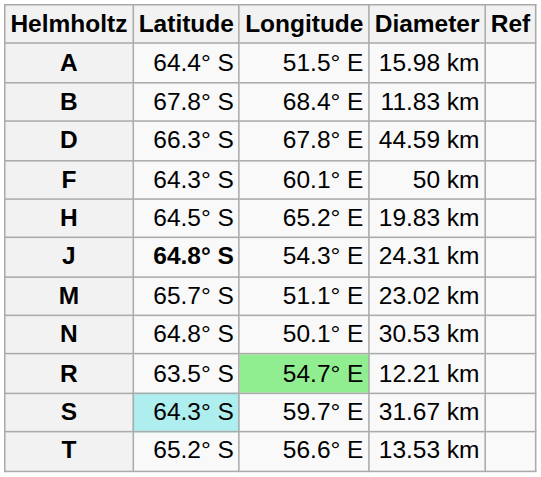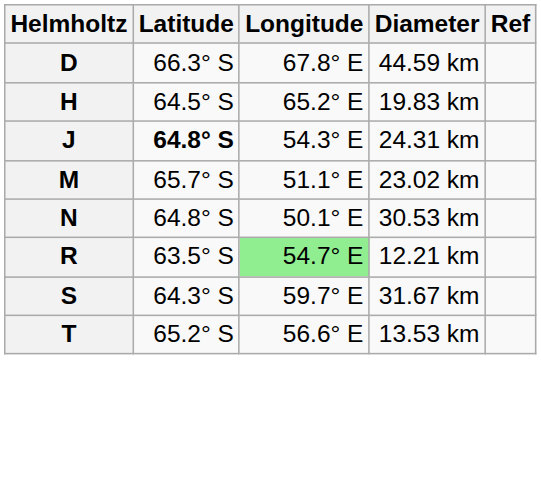- row: (69, 62)
- row: (69, 101)
- row: (69, 179)
(194, 412) paleturquoise background -> (194, 295) no background
